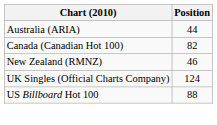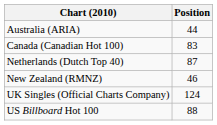(192, 45) 82 -> (192, 45) 83
+ row: (65, 62)
